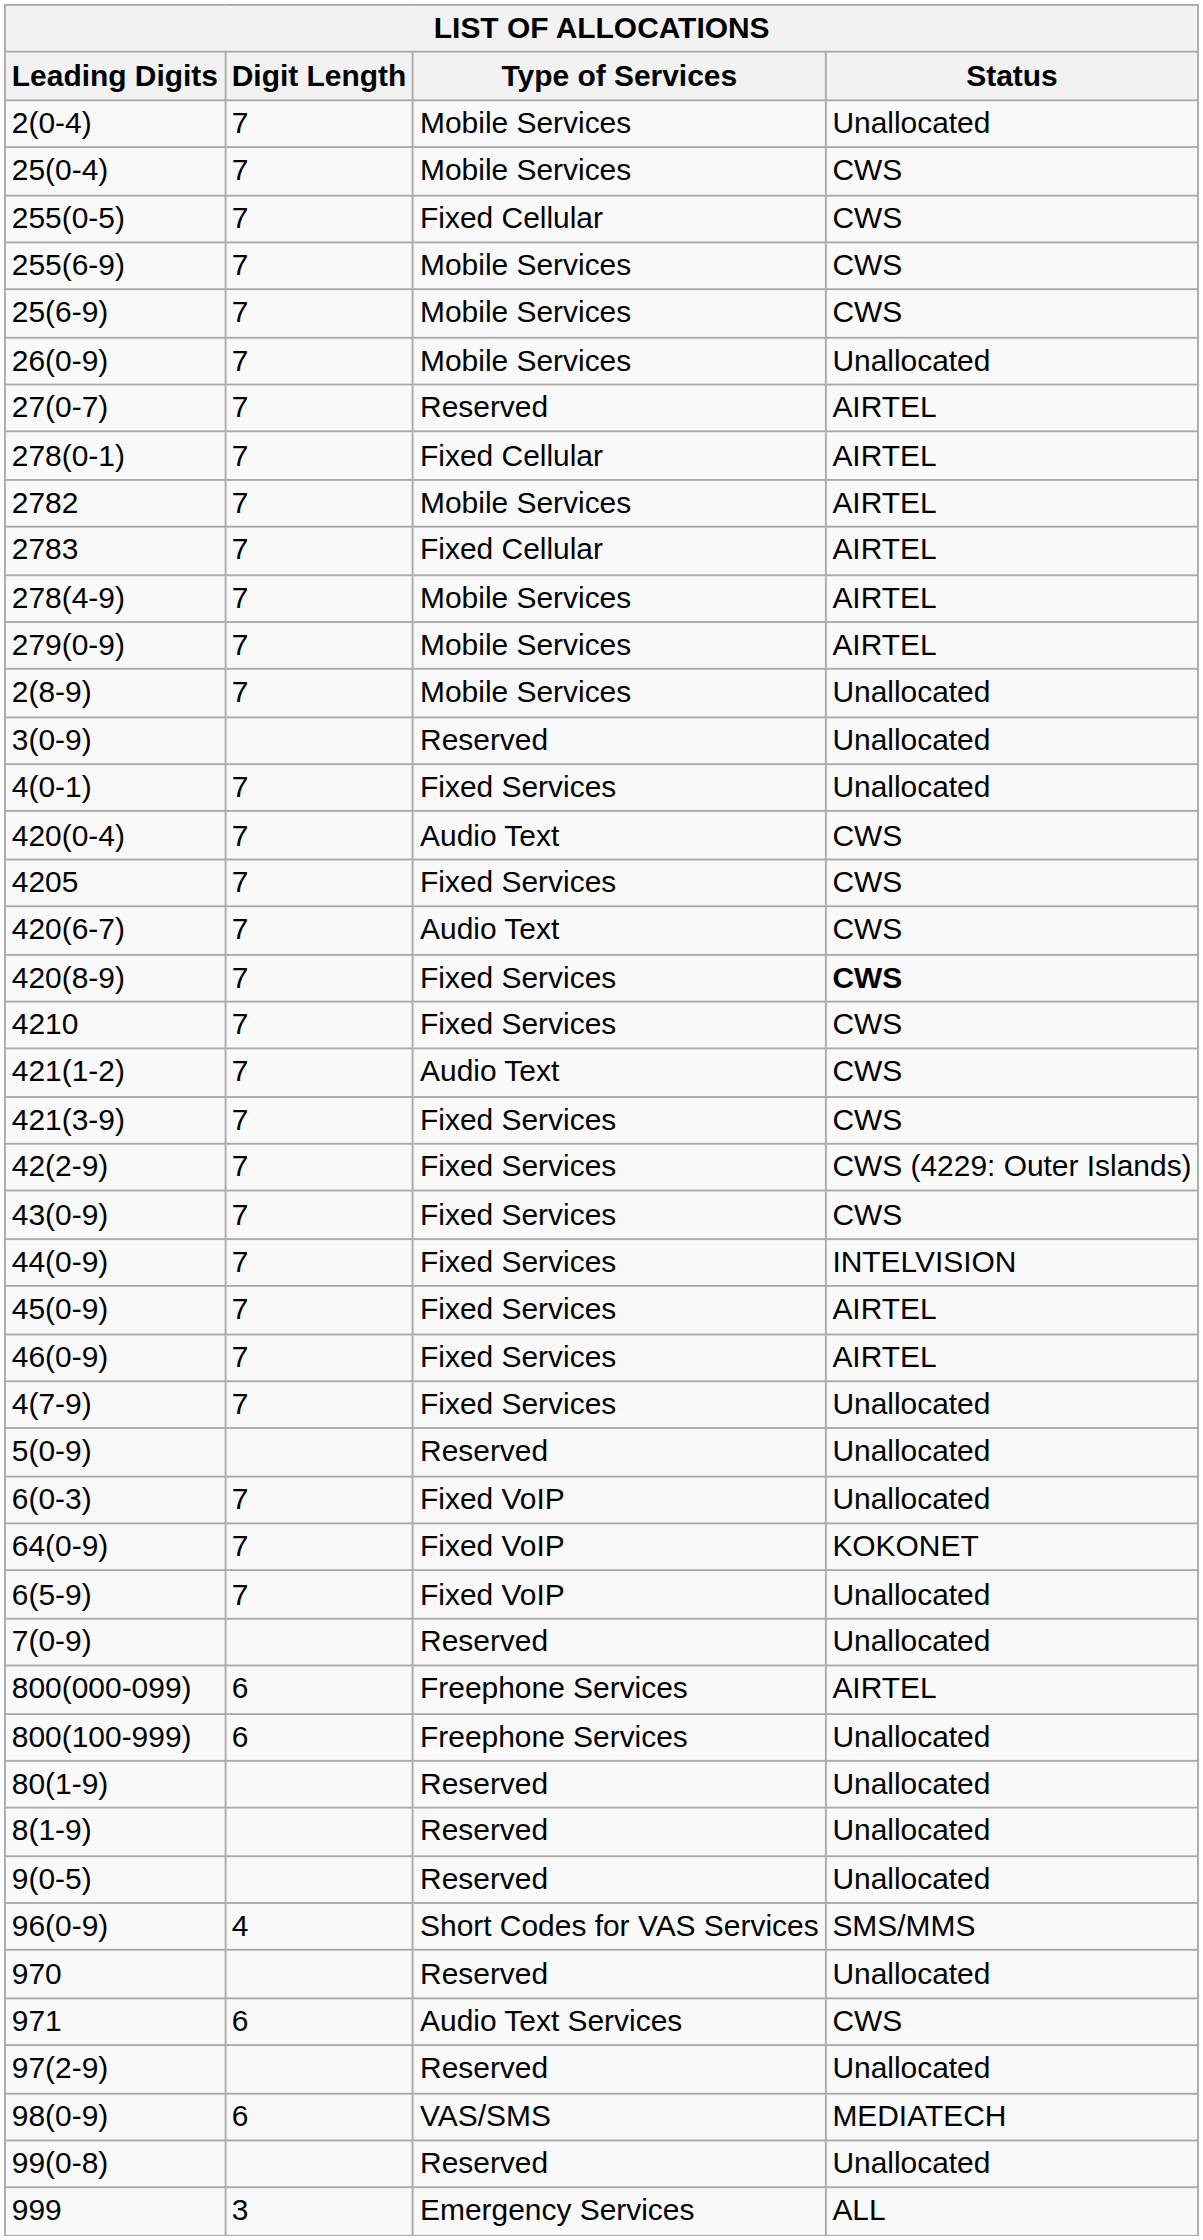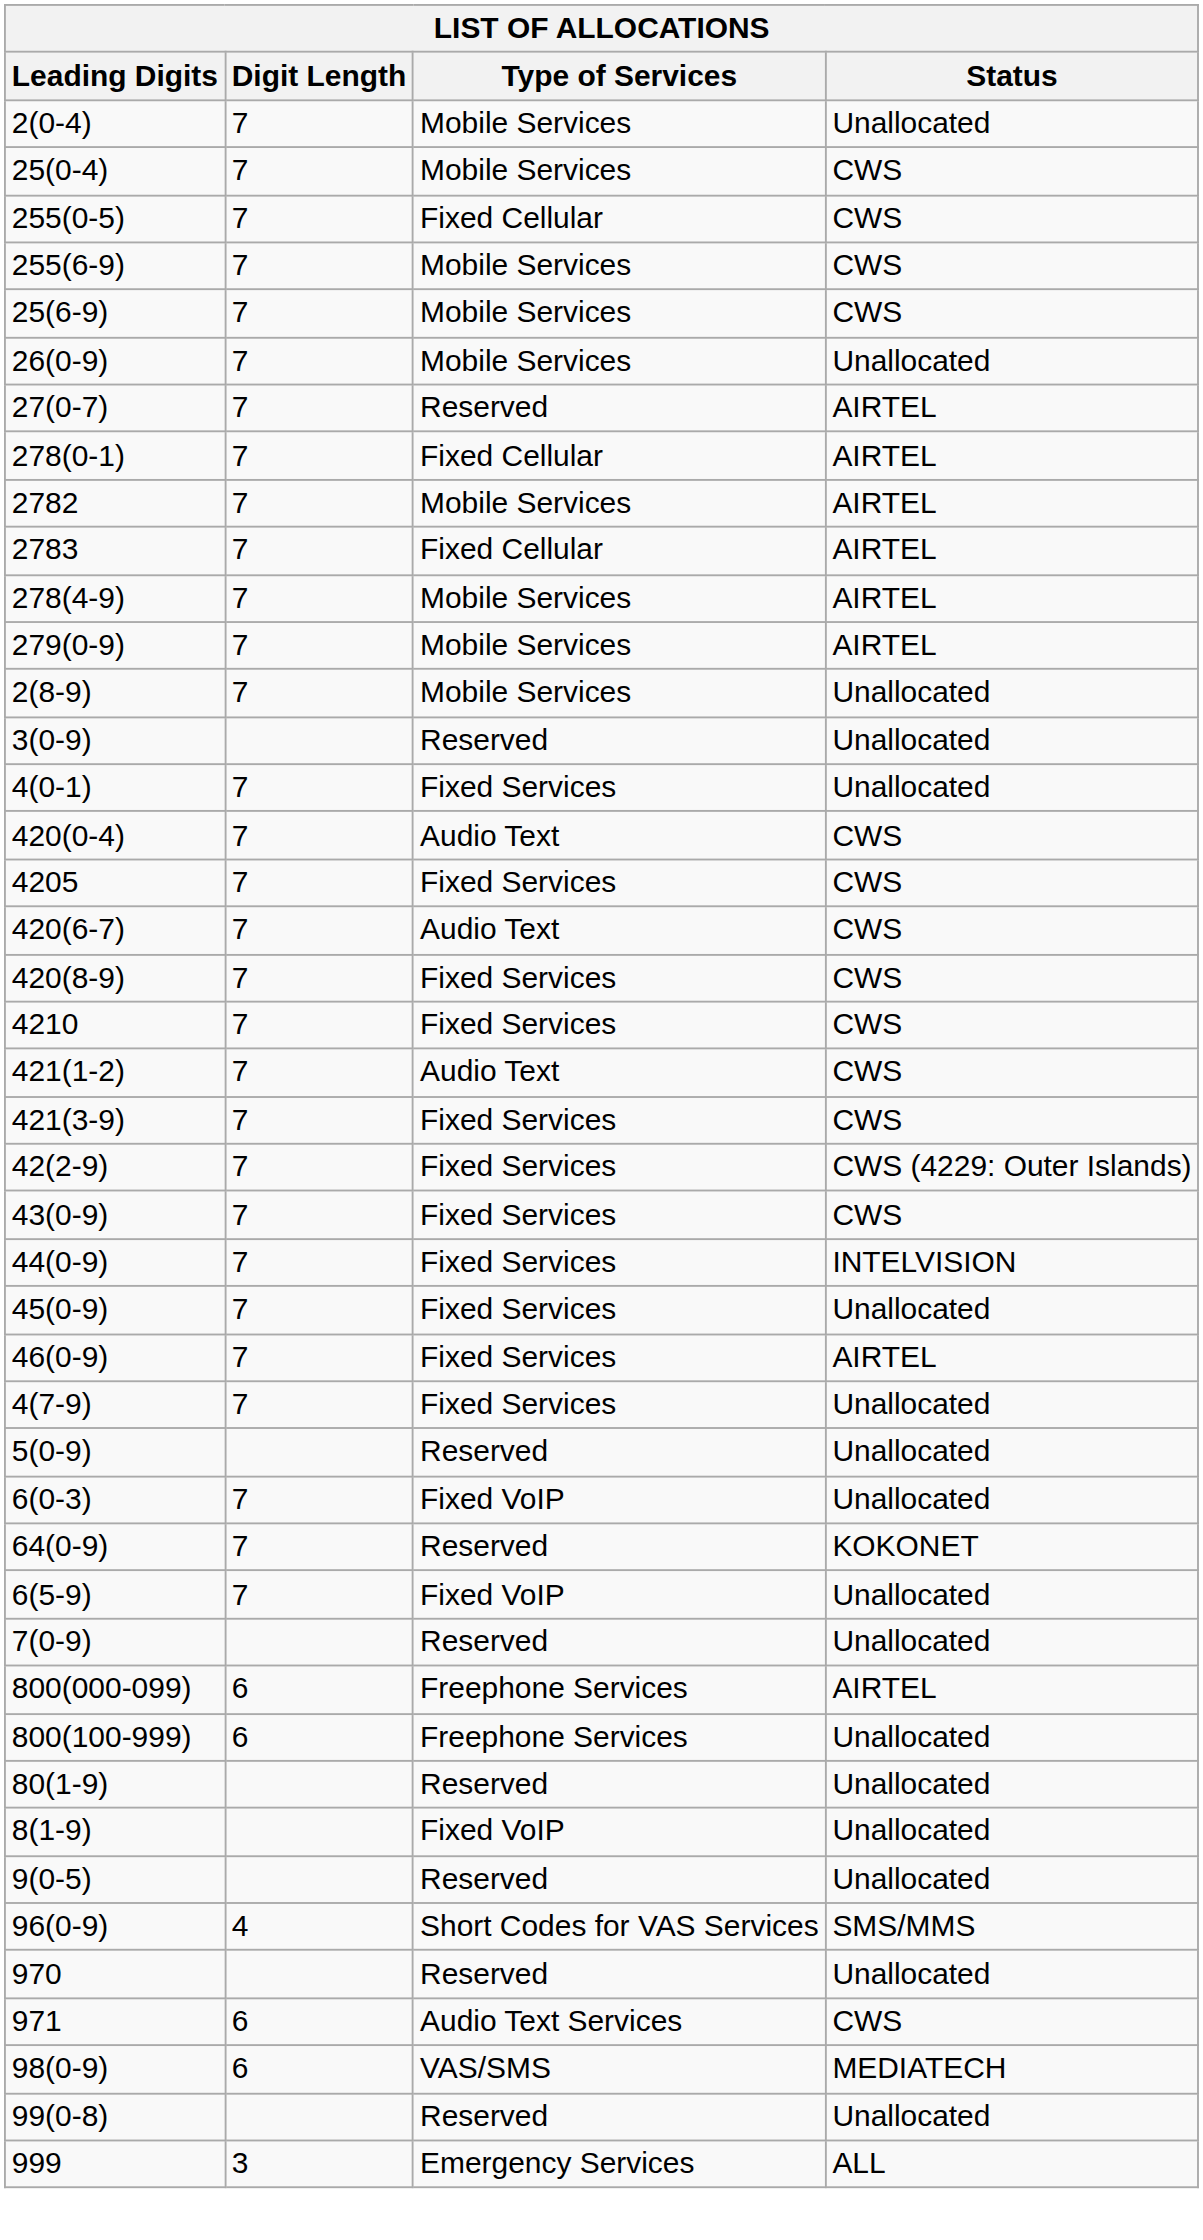(867, 977) bold -> (867, 977) normal
(884, 1309) AIRTEL -> (911, 1309) Unallocated
(492, 1546) Fixed VoIP -> (484, 1546) Reserved
(484, 1831) Reserved -> (492, 1831) Fixed VoIP
- row: (60, 2068)
